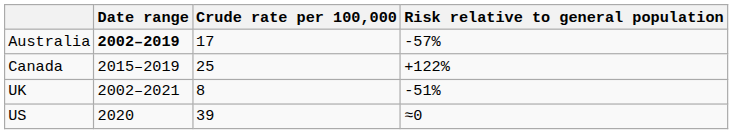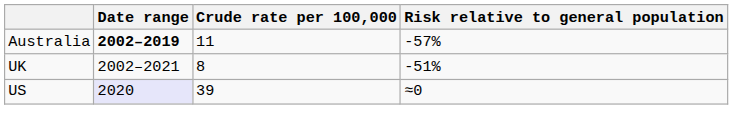(205, 42) 17 -> (205, 42) 11
- row: (36, 67)
(116, 116) no background -> (116, 91) lavender background
